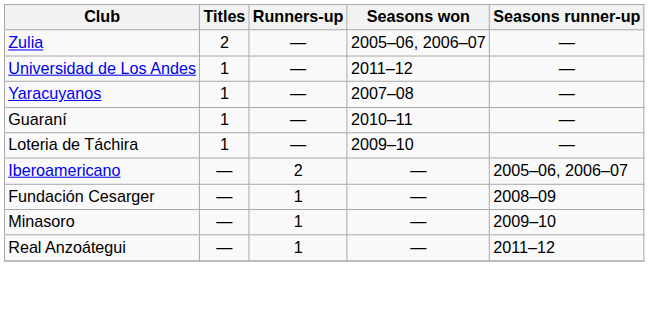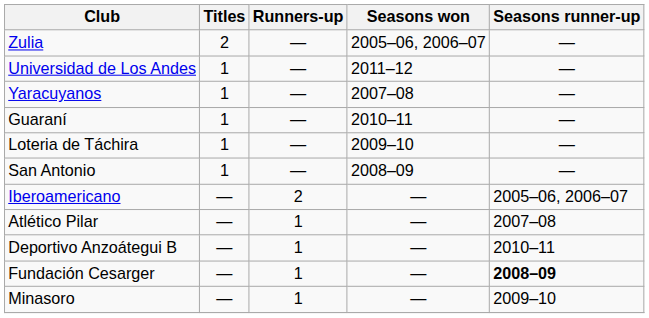+ row: (52, 171)
+ row: (53, 222)
+ row: (93, 247)
(525, 196) normal -> (525, 273) bold
- row: (67, 247)
